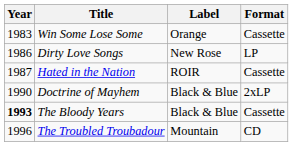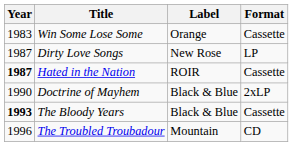(20, 53) 1986 -> (20, 53) 1987
(20, 72) normal -> (20, 72) bold
